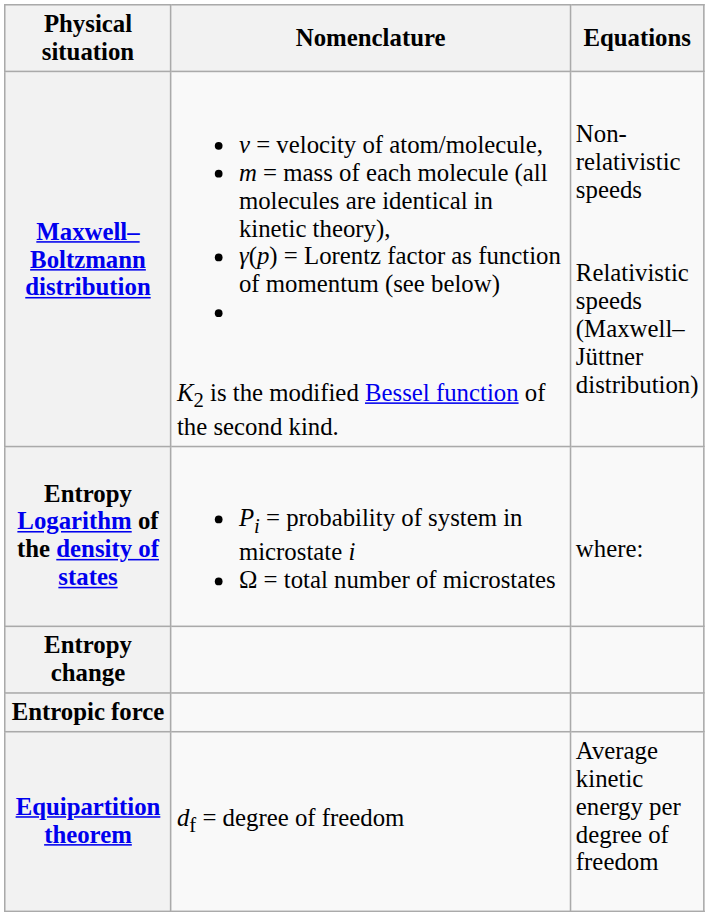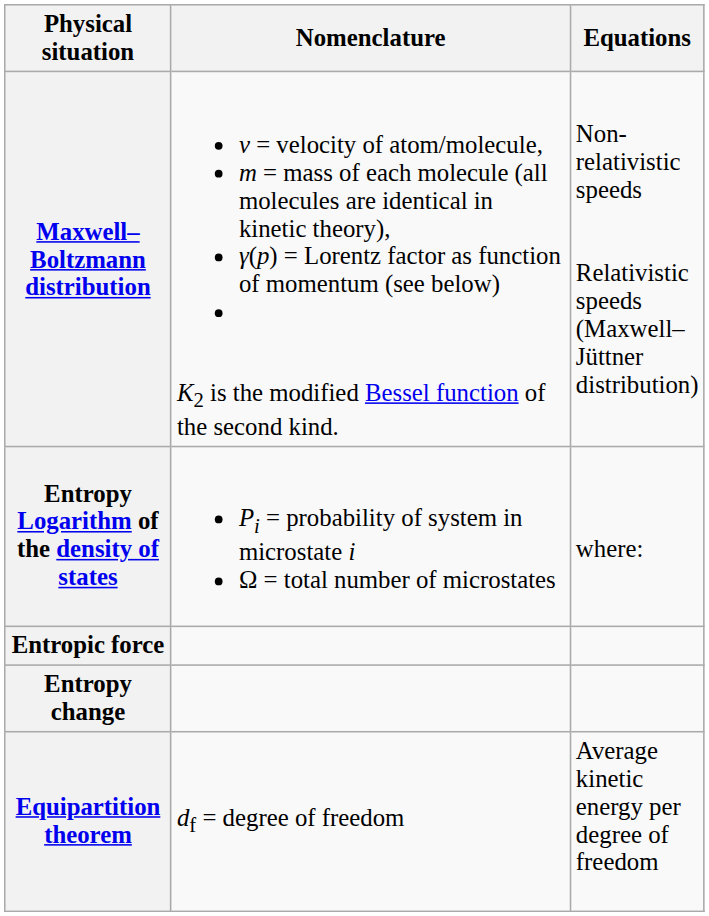rows swapped: (88, 658) <-> (88, 712)
